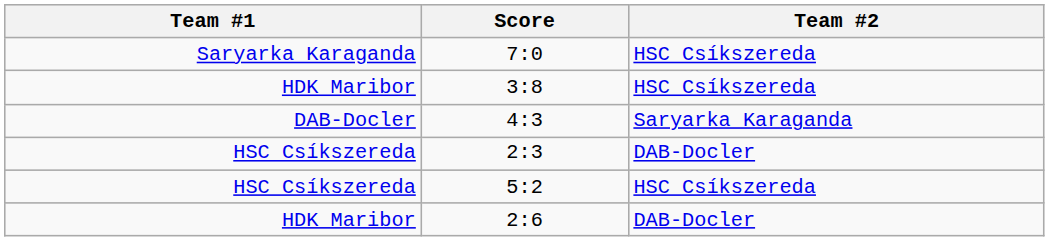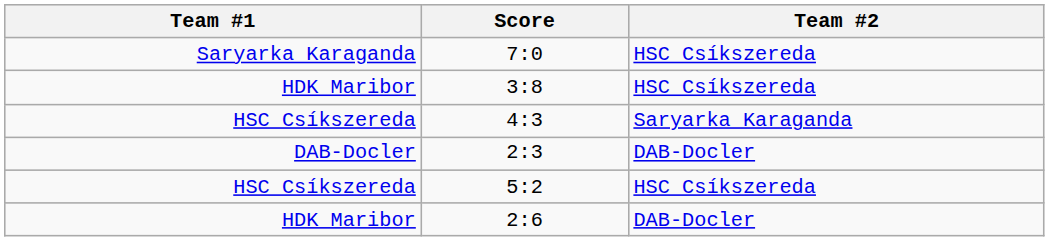(355, 120) DAB-Docler -> (325, 120) HSC Csíkszereda
(325, 154) HSC Csíkszereda -> (355, 154) DAB-Docler
